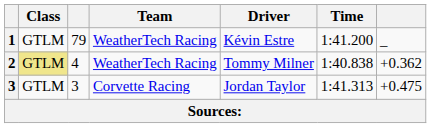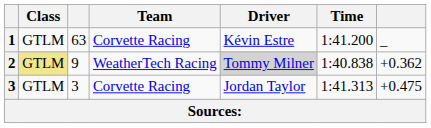(79, 39) 79 -> (79, 39) 63
(155, 39) WeatherTech Racing -> (142, 39) Corvette Racing
(75, 63) 4 -> (75, 63) 9
(269, 63) no background -> (269, 63) lightgrey background
